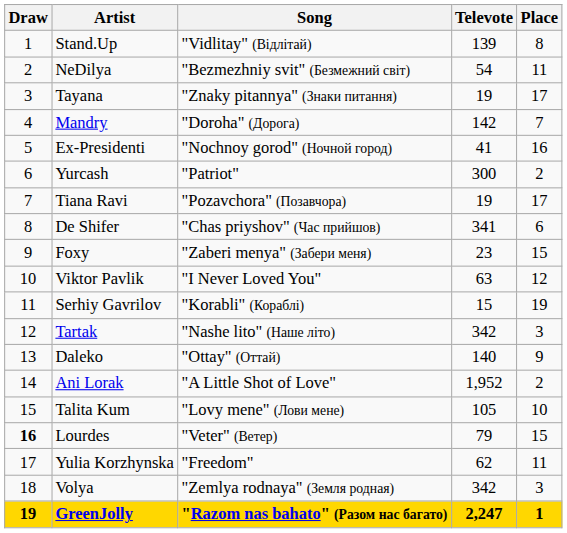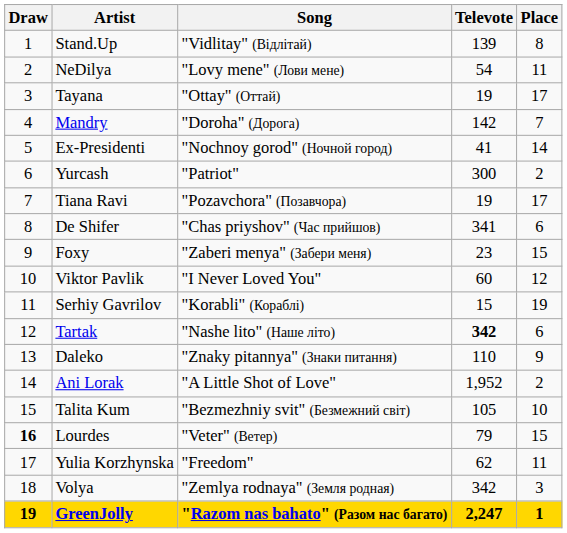(296, 69) "Bezmezhniy svit" (Безмежний світ) -> (263, 69) "Lovy mene" (Лови мене)
(289, 95) "Znaky pitannya" (Знаки питання) -> (231, 95) "Ottay" (Оттай)
(539, 148) 16 -> (539, 148) 14
(484, 278) 63 -> (484, 278) 60
(484, 331) normal -> (484, 331) bold
(539, 331) 3 -> (539, 331) 6
(231, 357) "Ottay" (Оттай) -> (289, 357) "Znaky pitannya" (Знаки питання)
(484, 357) 140 -> (484, 357) 110
(263, 409) "Lovy mene" (Лови мене) -> (296, 409) "Bezmezhniy svit" (Безмежний світ)
